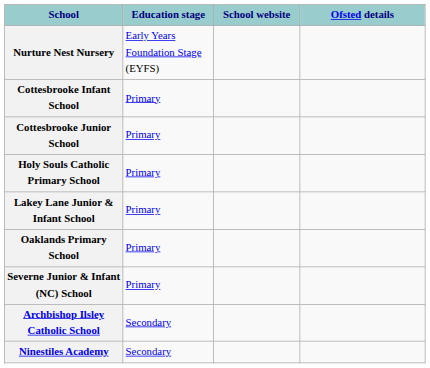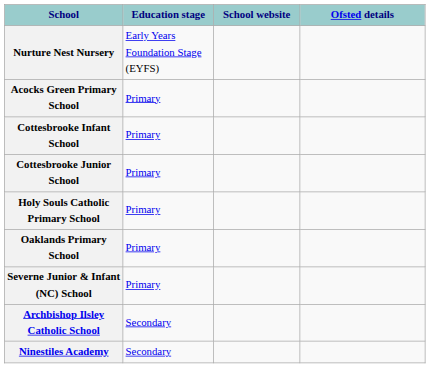+ row: (64, 98)
- row: (64, 210)
